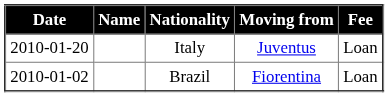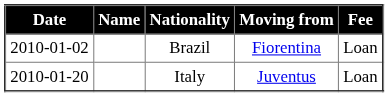rows swapped: (190, 76) <-> (190, 48)
